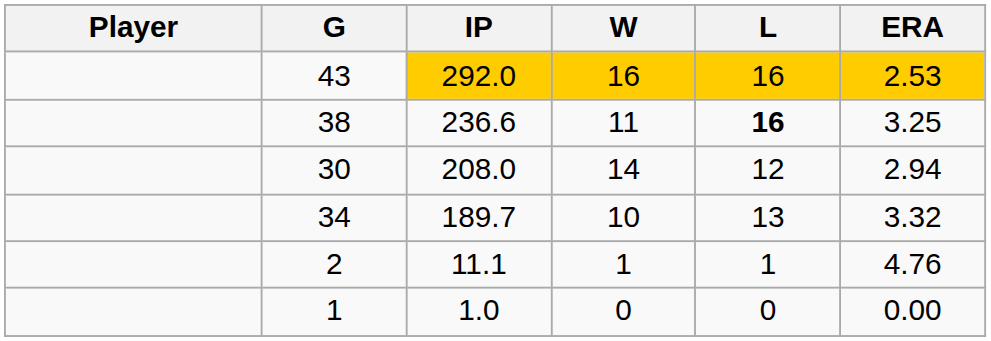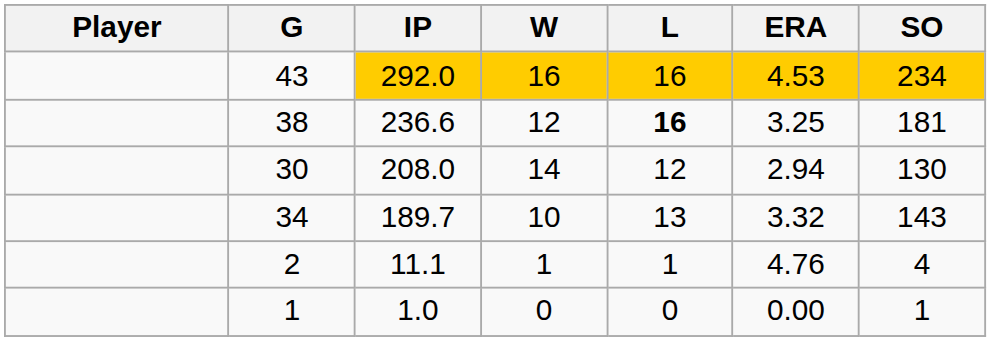+ column: (922, 28)
(913, 75) 2.53 -> (796, 75) 4.53
(623, 122) 11 -> (544, 122) 12
